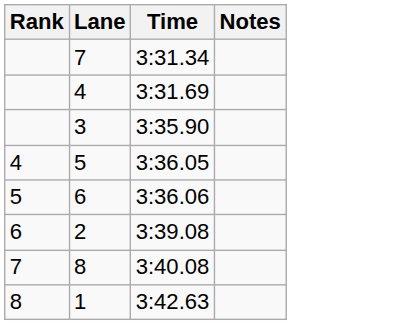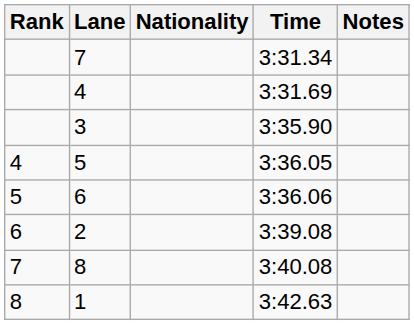+ column: (192, 22)
